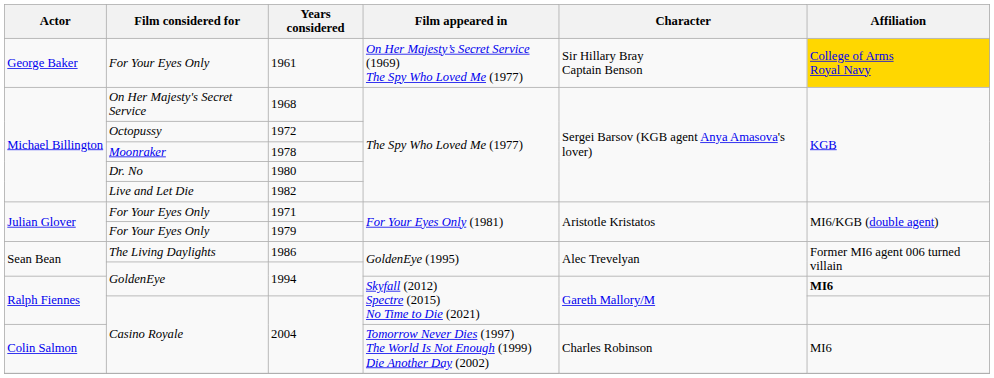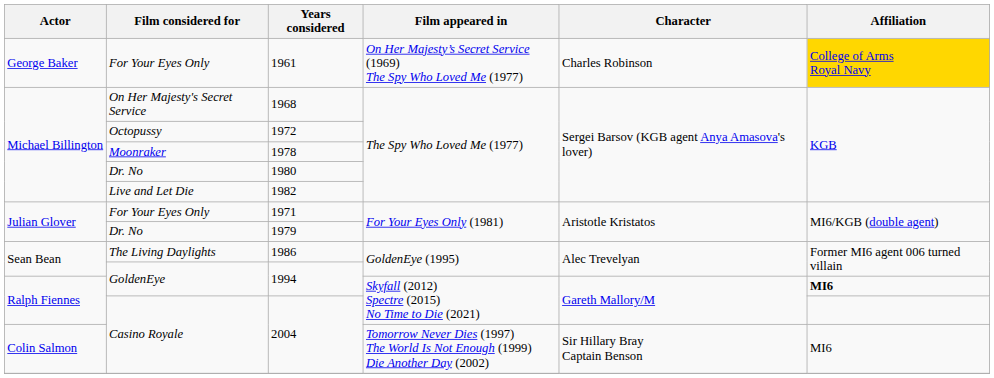(603, 63) Sir Hillary Bray Captain Benson -> (607, 63) Charles Robinson
(159, 231) For Your Eyes Only -> (126, 231) Dr. No
(607, 348) Charles Robinson -> (603, 348) Sir Hillary Bray Captain Benson
